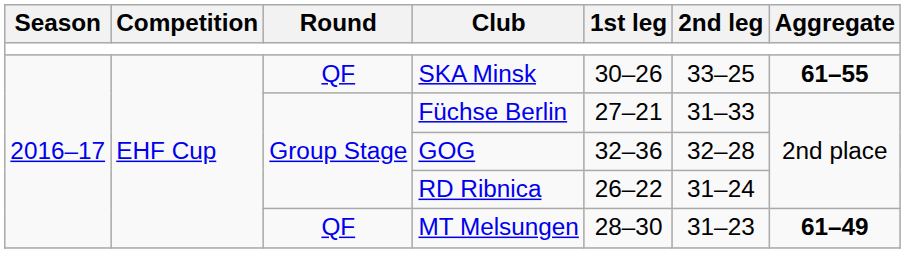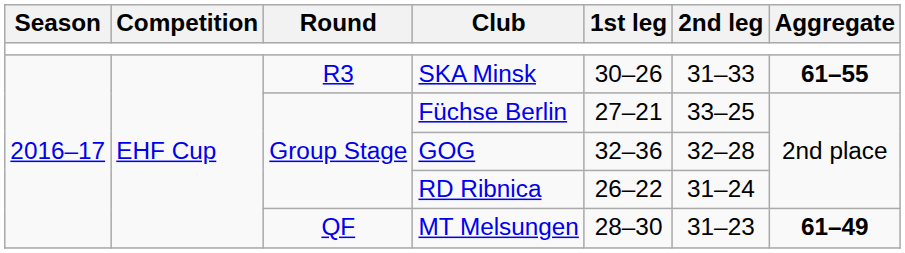(338, 73) QF -> (338, 73) R3
(721, 73) 33–25 -> (721, 73) 31–33
(721, 112) 31–33 -> (721, 112) 33–25
